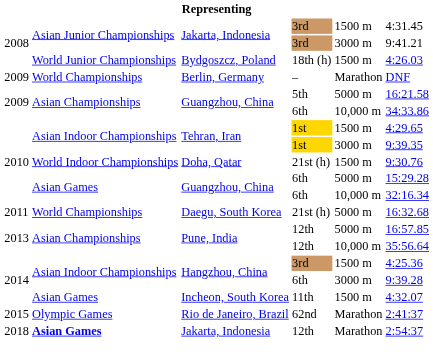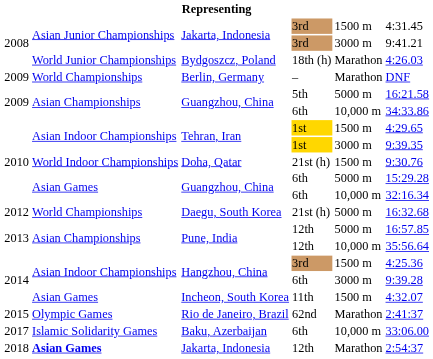(353, 60) 1500 m -> (359, 60) Marathon
(16, 212) 2011 -> (17, 212) 2012
+ row: (224, 331)
